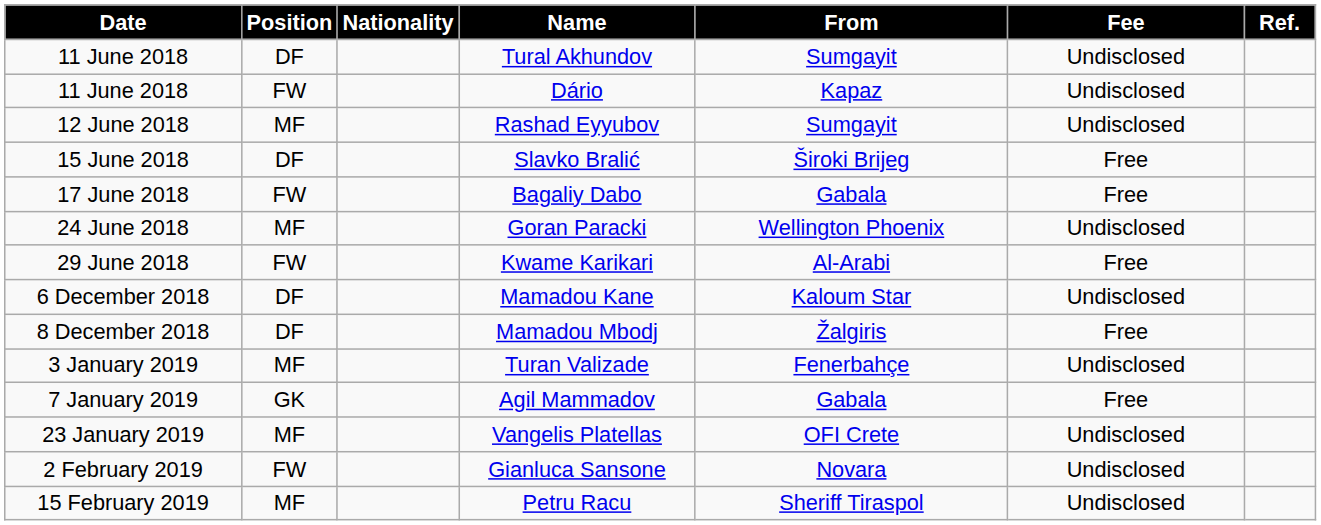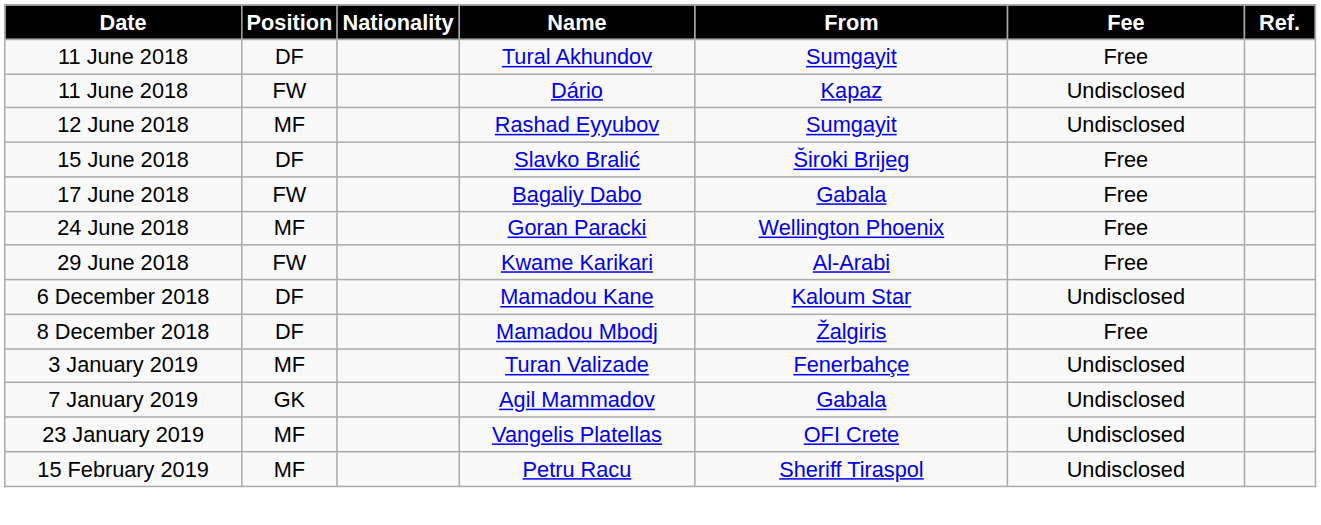(1126, 57) Undisclosed -> (1126, 57) Free
(1126, 228) Undisclosed -> (1126, 228) Free
(1126, 400) Free -> (1126, 400) Undisclosed
- row: (577, 469)
